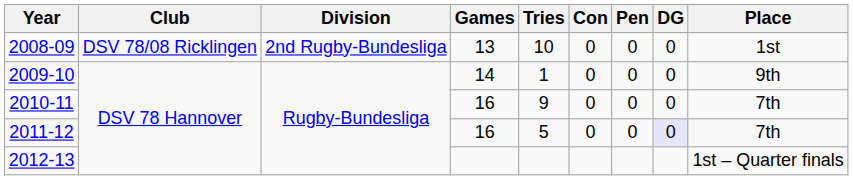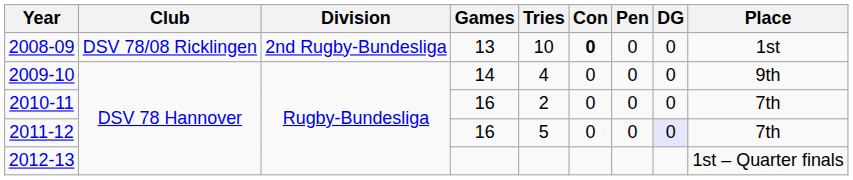(590, 47) normal -> (590, 47) bold
(544, 75) 1 -> (544, 75) 4
(544, 103) 9 -> (544, 103) 2
